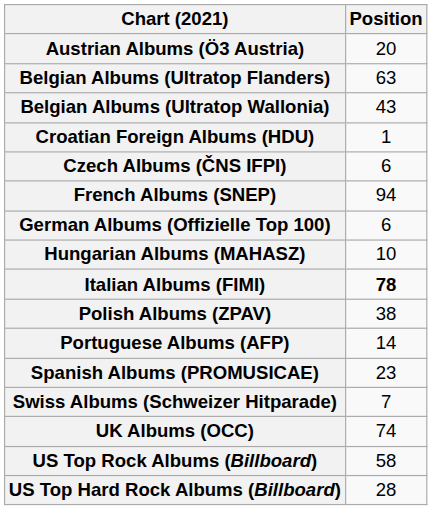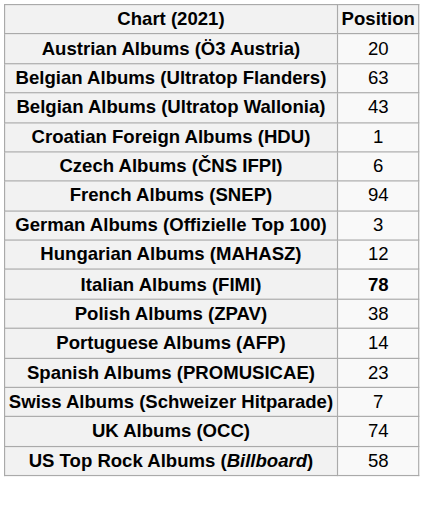(386, 225) 6 -> (378, 225) 3
(386, 254) 10 -> (378, 254) 12
- row: (175, 490)
